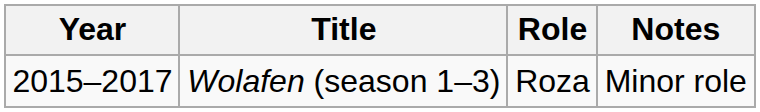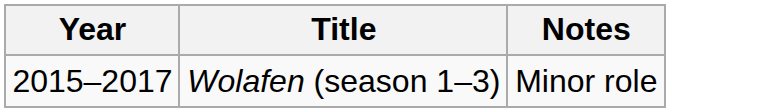- column: (553, 29)
